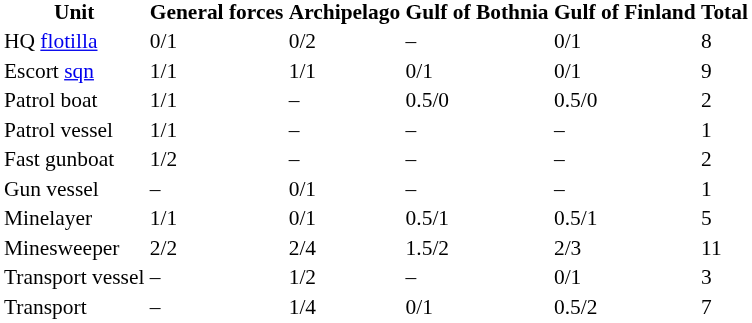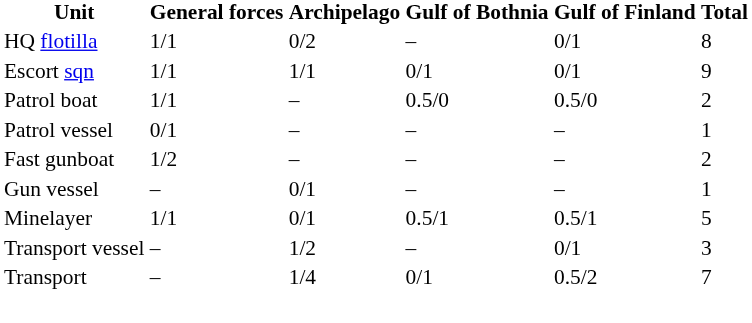(163, 41) 0/1 -> (163, 41) 1/1
(163, 129) 1/1 -> (163, 129) 0/1
- row: (62, 247)
